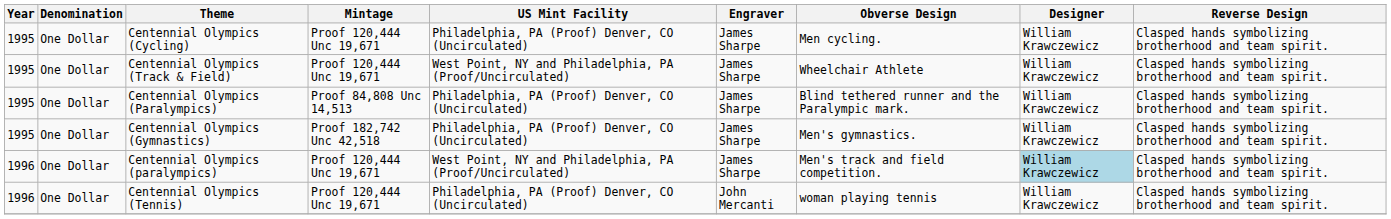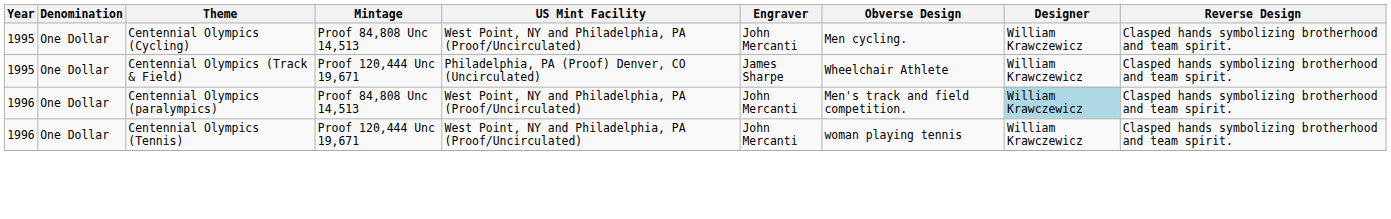(356, 39) Proof 120,444 Unc 19,671 -> (373, 39) Proof 84,808 Unc 14,513
(553, 39) Philadelphia, PA (Proof) Denver, CO (Uncirculated) -> (565, 39) West Point, NY and Philadelphia, PA (Proof/Uncirculated)
(740, 39) James Sharpe -> (770, 39) John Mercanti
(553, 71) West Point, NY and Philadelphia, PA (Proof/Uncirculated) -> (565, 71) Philadelphia, PA (Proof) Denver, CO (Uncirculated)
- row: (194, 103)
- row: (194, 135)
(356, 166) Proof 120,444 Unc 19,671 -> (373, 103) Proof 84,808 Unc 14,513
(740, 166) James Sharpe -> (770, 103) John Mercanti
(553, 198) Philadelphia, PA (Proof) Denver, CO (Uncirculated) -> (565, 135) West Point, NY and Philadelphia, PA (Proof/Uncirculated)
